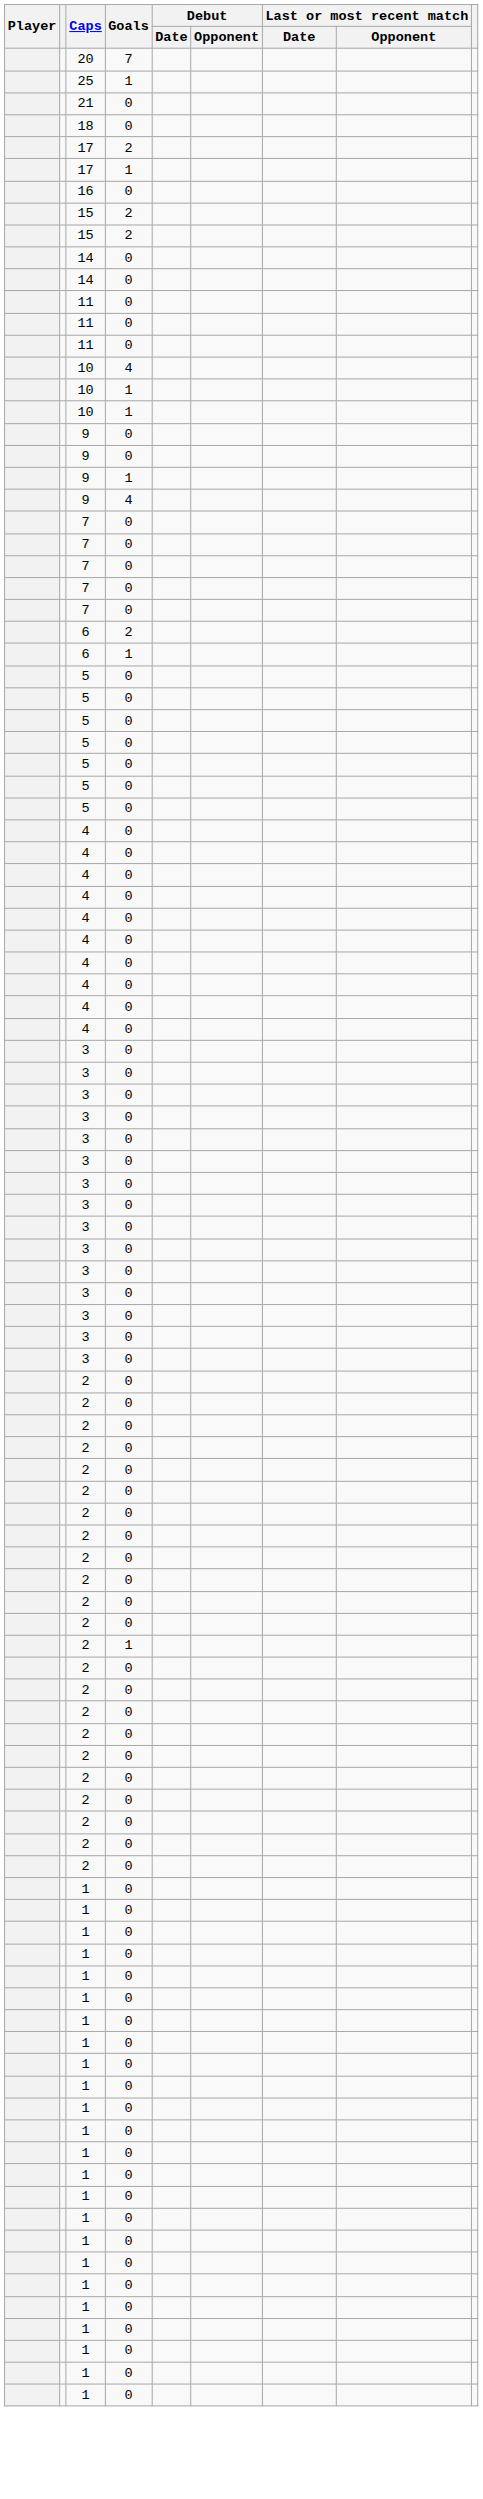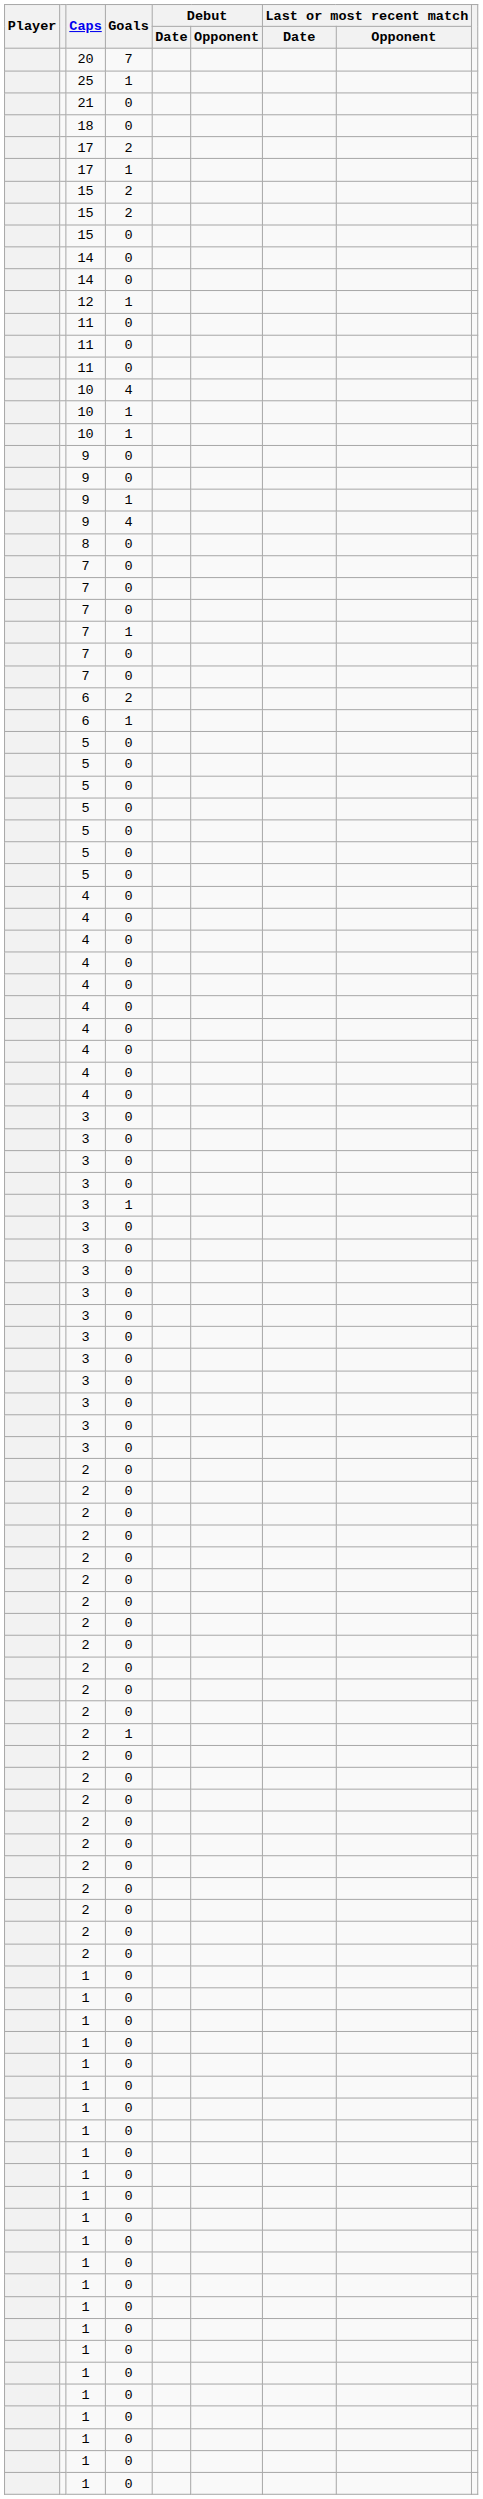- row: (86, 192)
+ row: (86, 236)
+ row: (86, 302)
+ row: (86, 544)
+ row: (86, 633)
+ row: (86, 1205)
